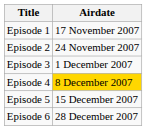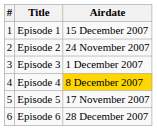+ column: (10, 13)
(97, 30) 17 November 2007 -> (107, 30) 15 December 2007
(96, 99) 15 December 2007 -> (108, 99) 17 November 2007
